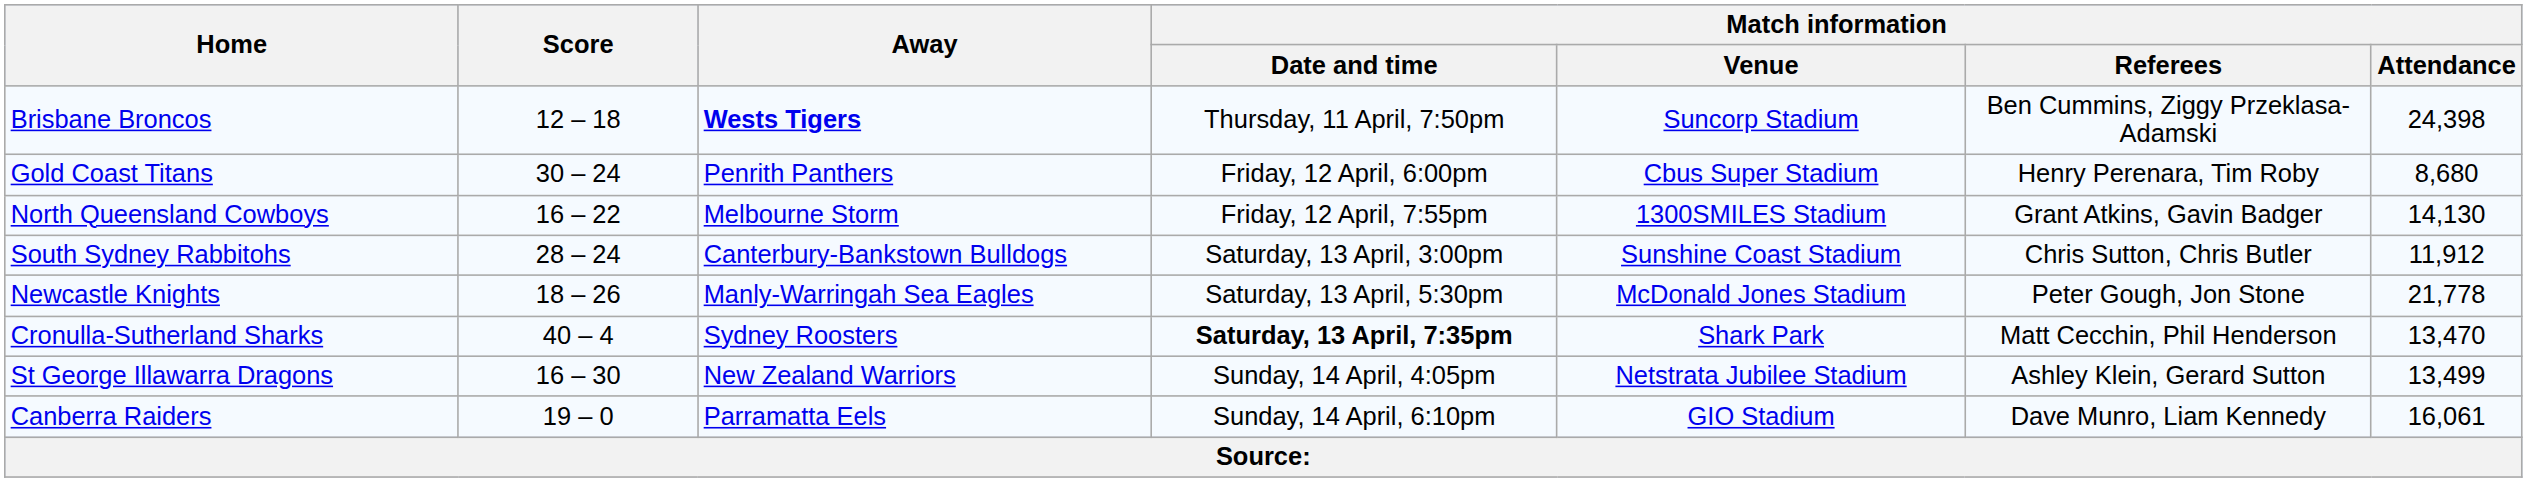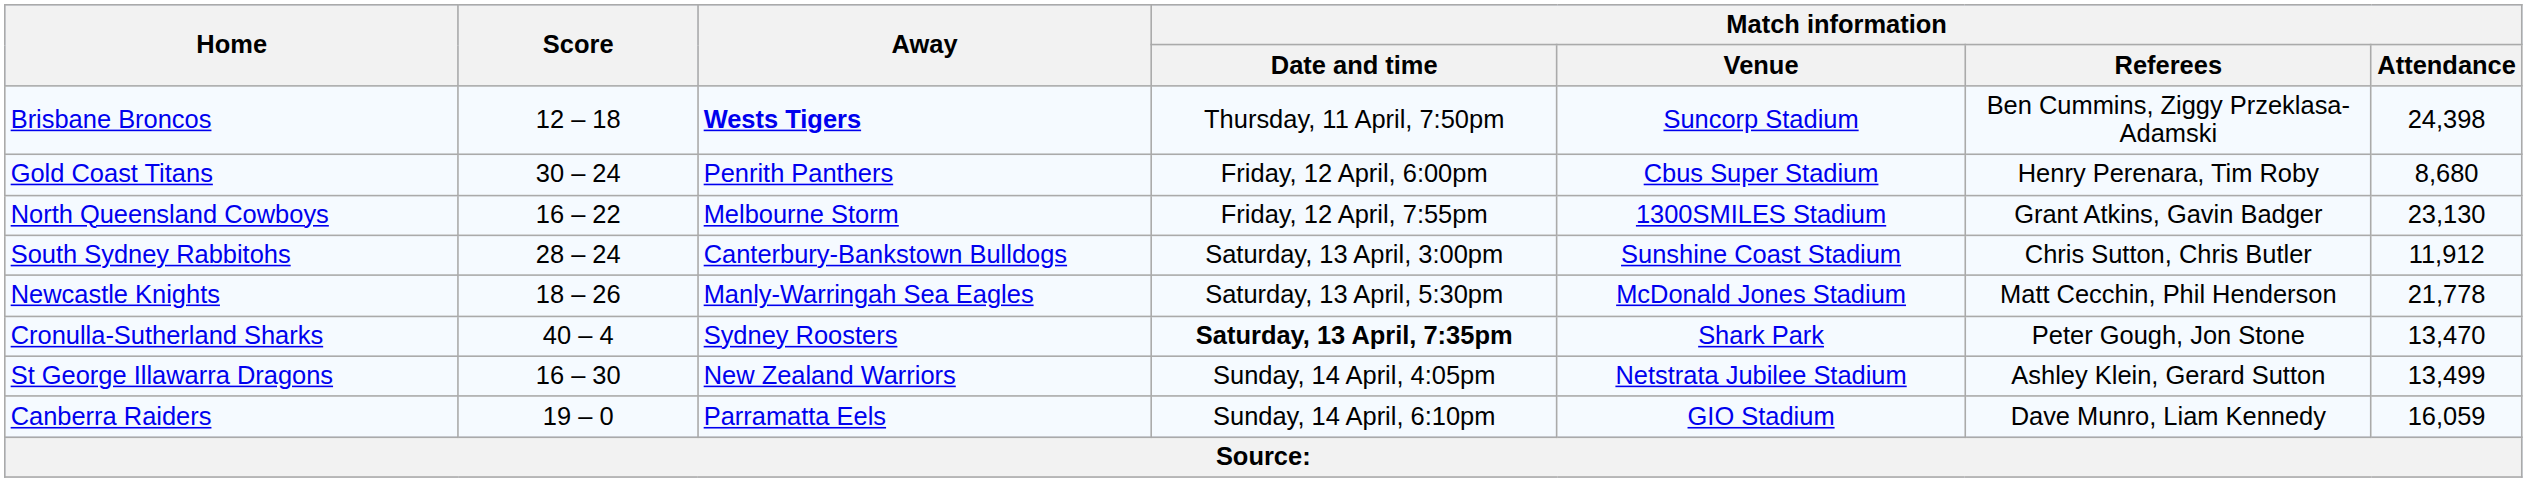(2447, 214) 14,130 -> (2447, 214) 23,130
(2168, 295) Peter Gough, Jon Stone -> (2168, 295) Matt Cecchin, Phil Henderson
(2168, 335) Matt Cecchin, Phil Henderson -> (2168, 335) Peter Gough, Jon Stone
(2447, 416) 16,061 -> (2447, 416) 16,059
